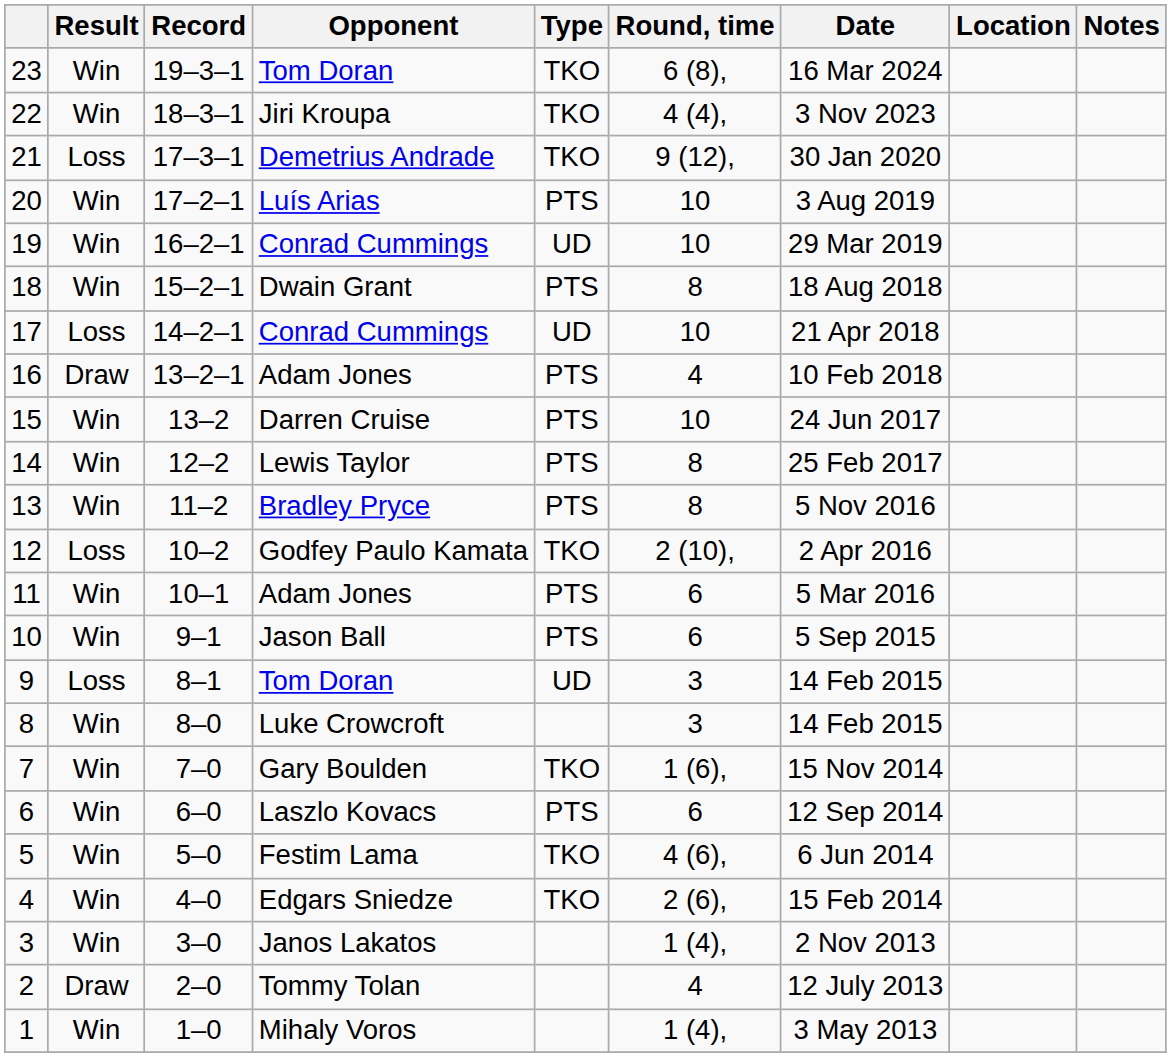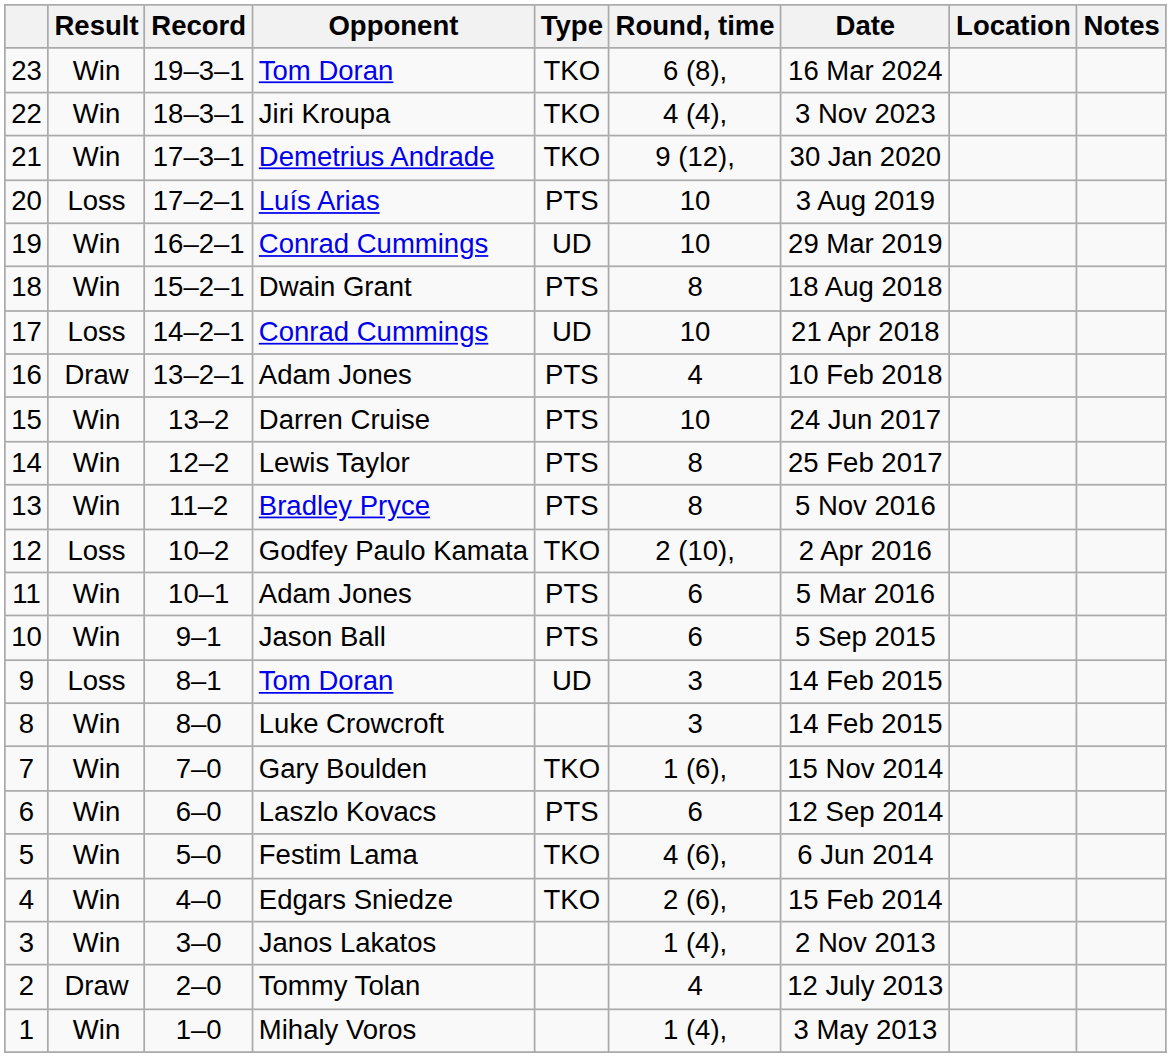(97, 157) Loss -> (97, 157) Win
(97, 200) Win -> (97, 200) Loss
